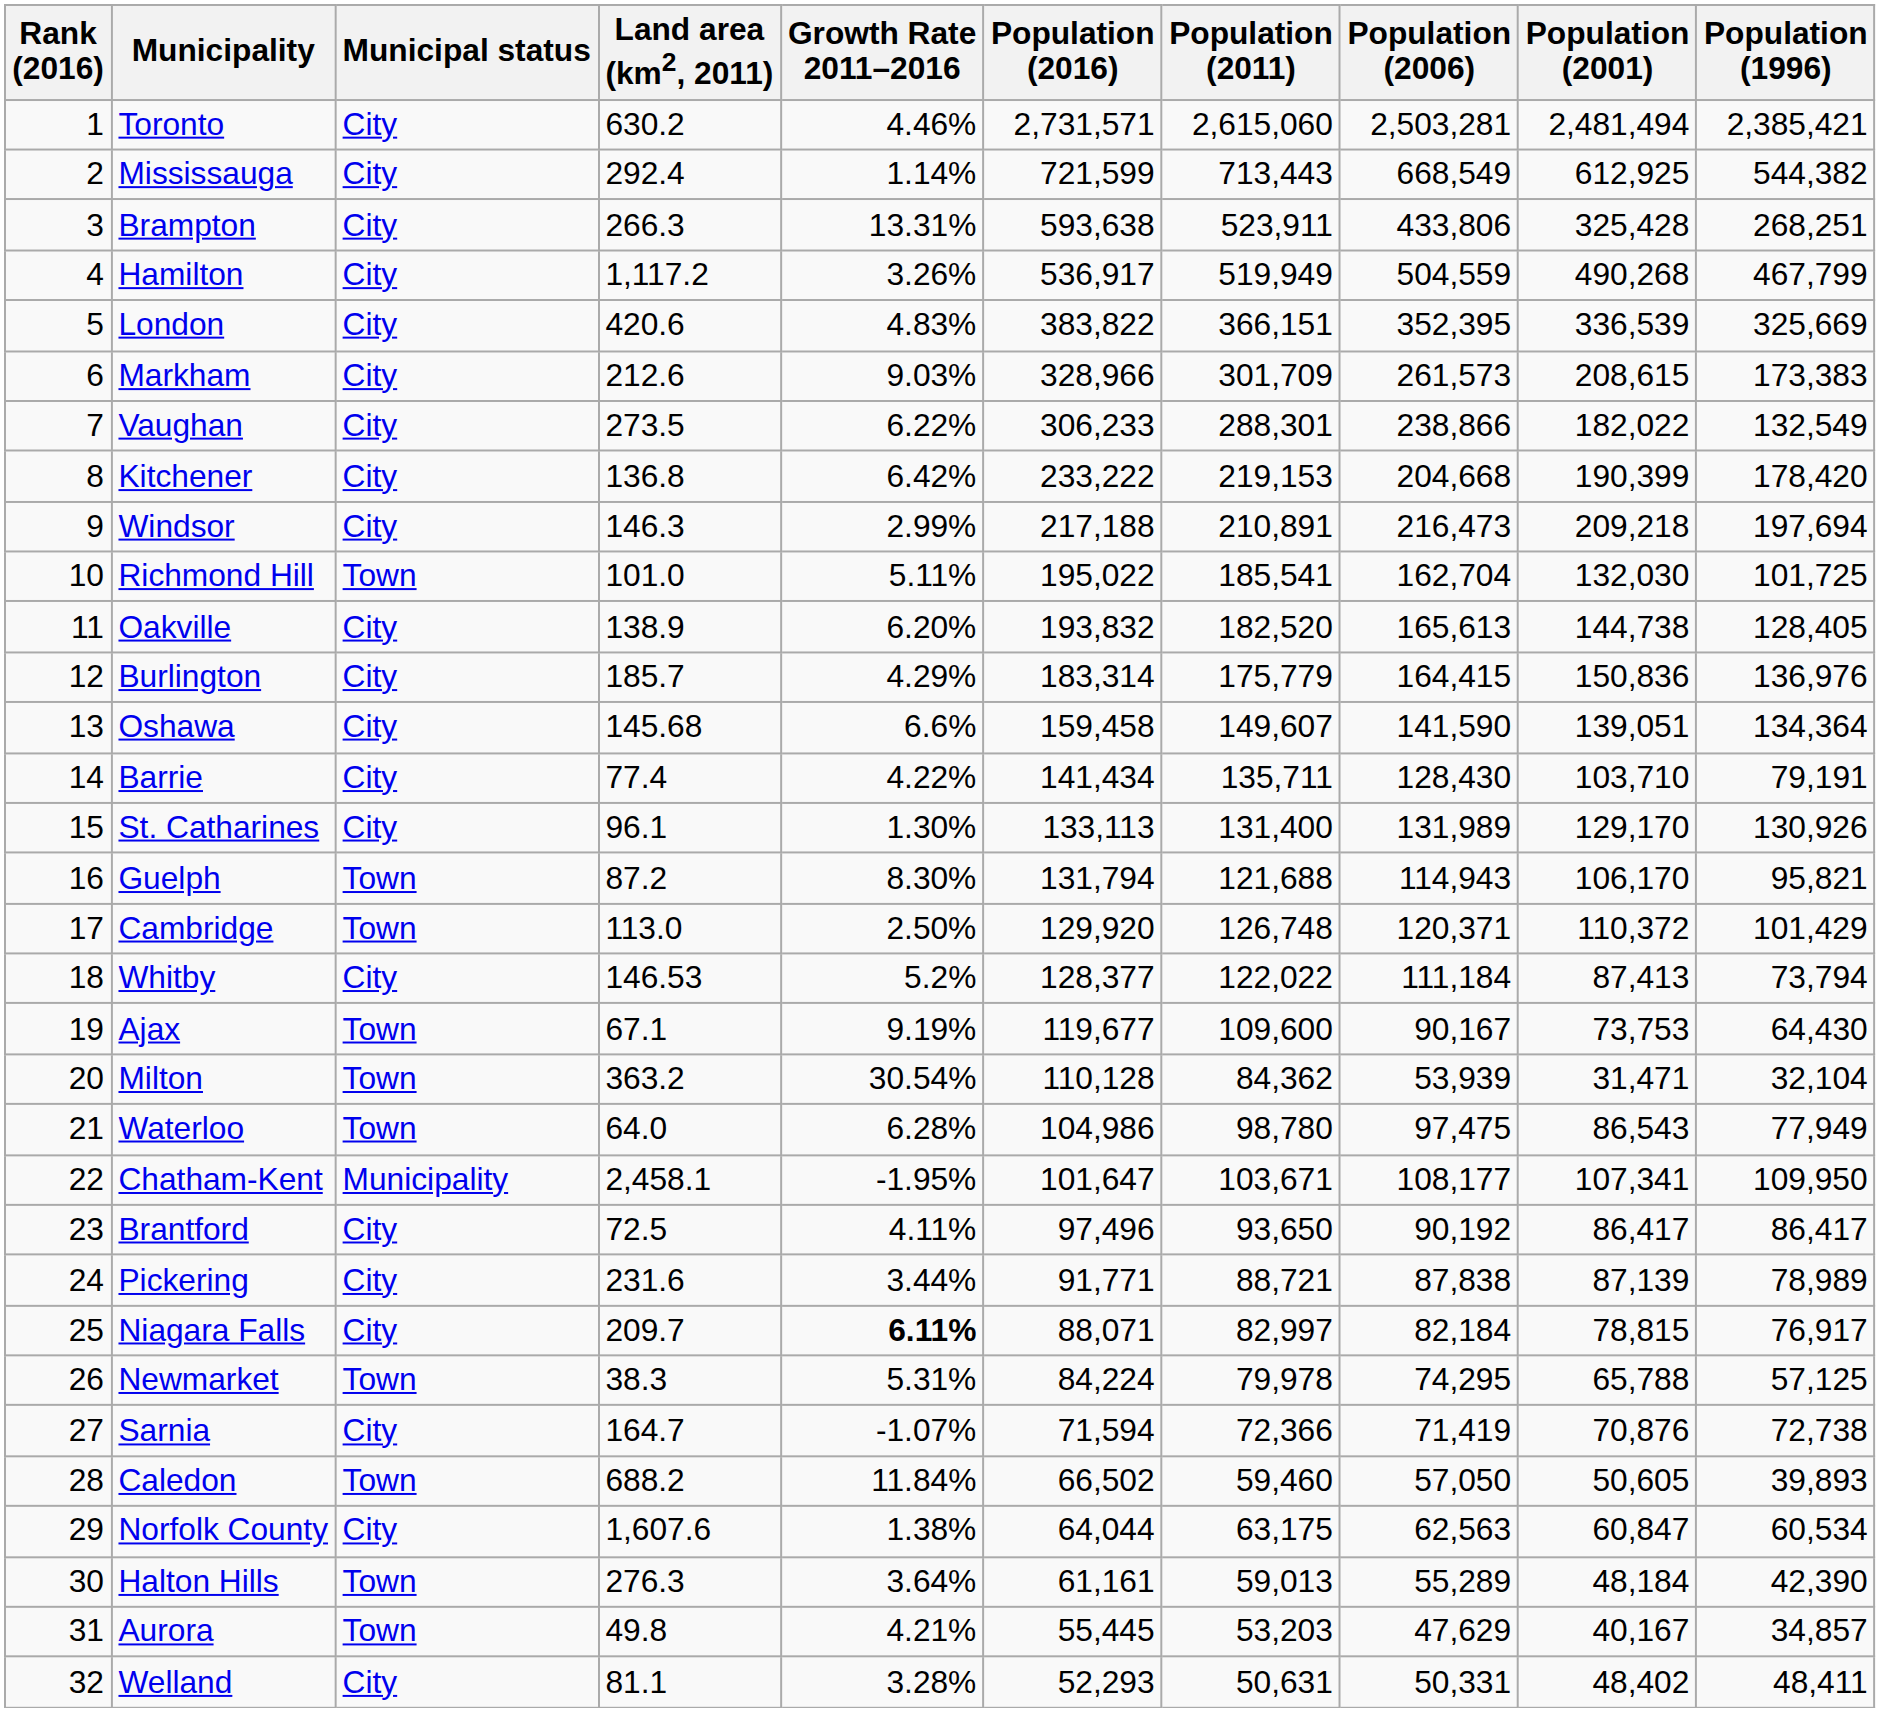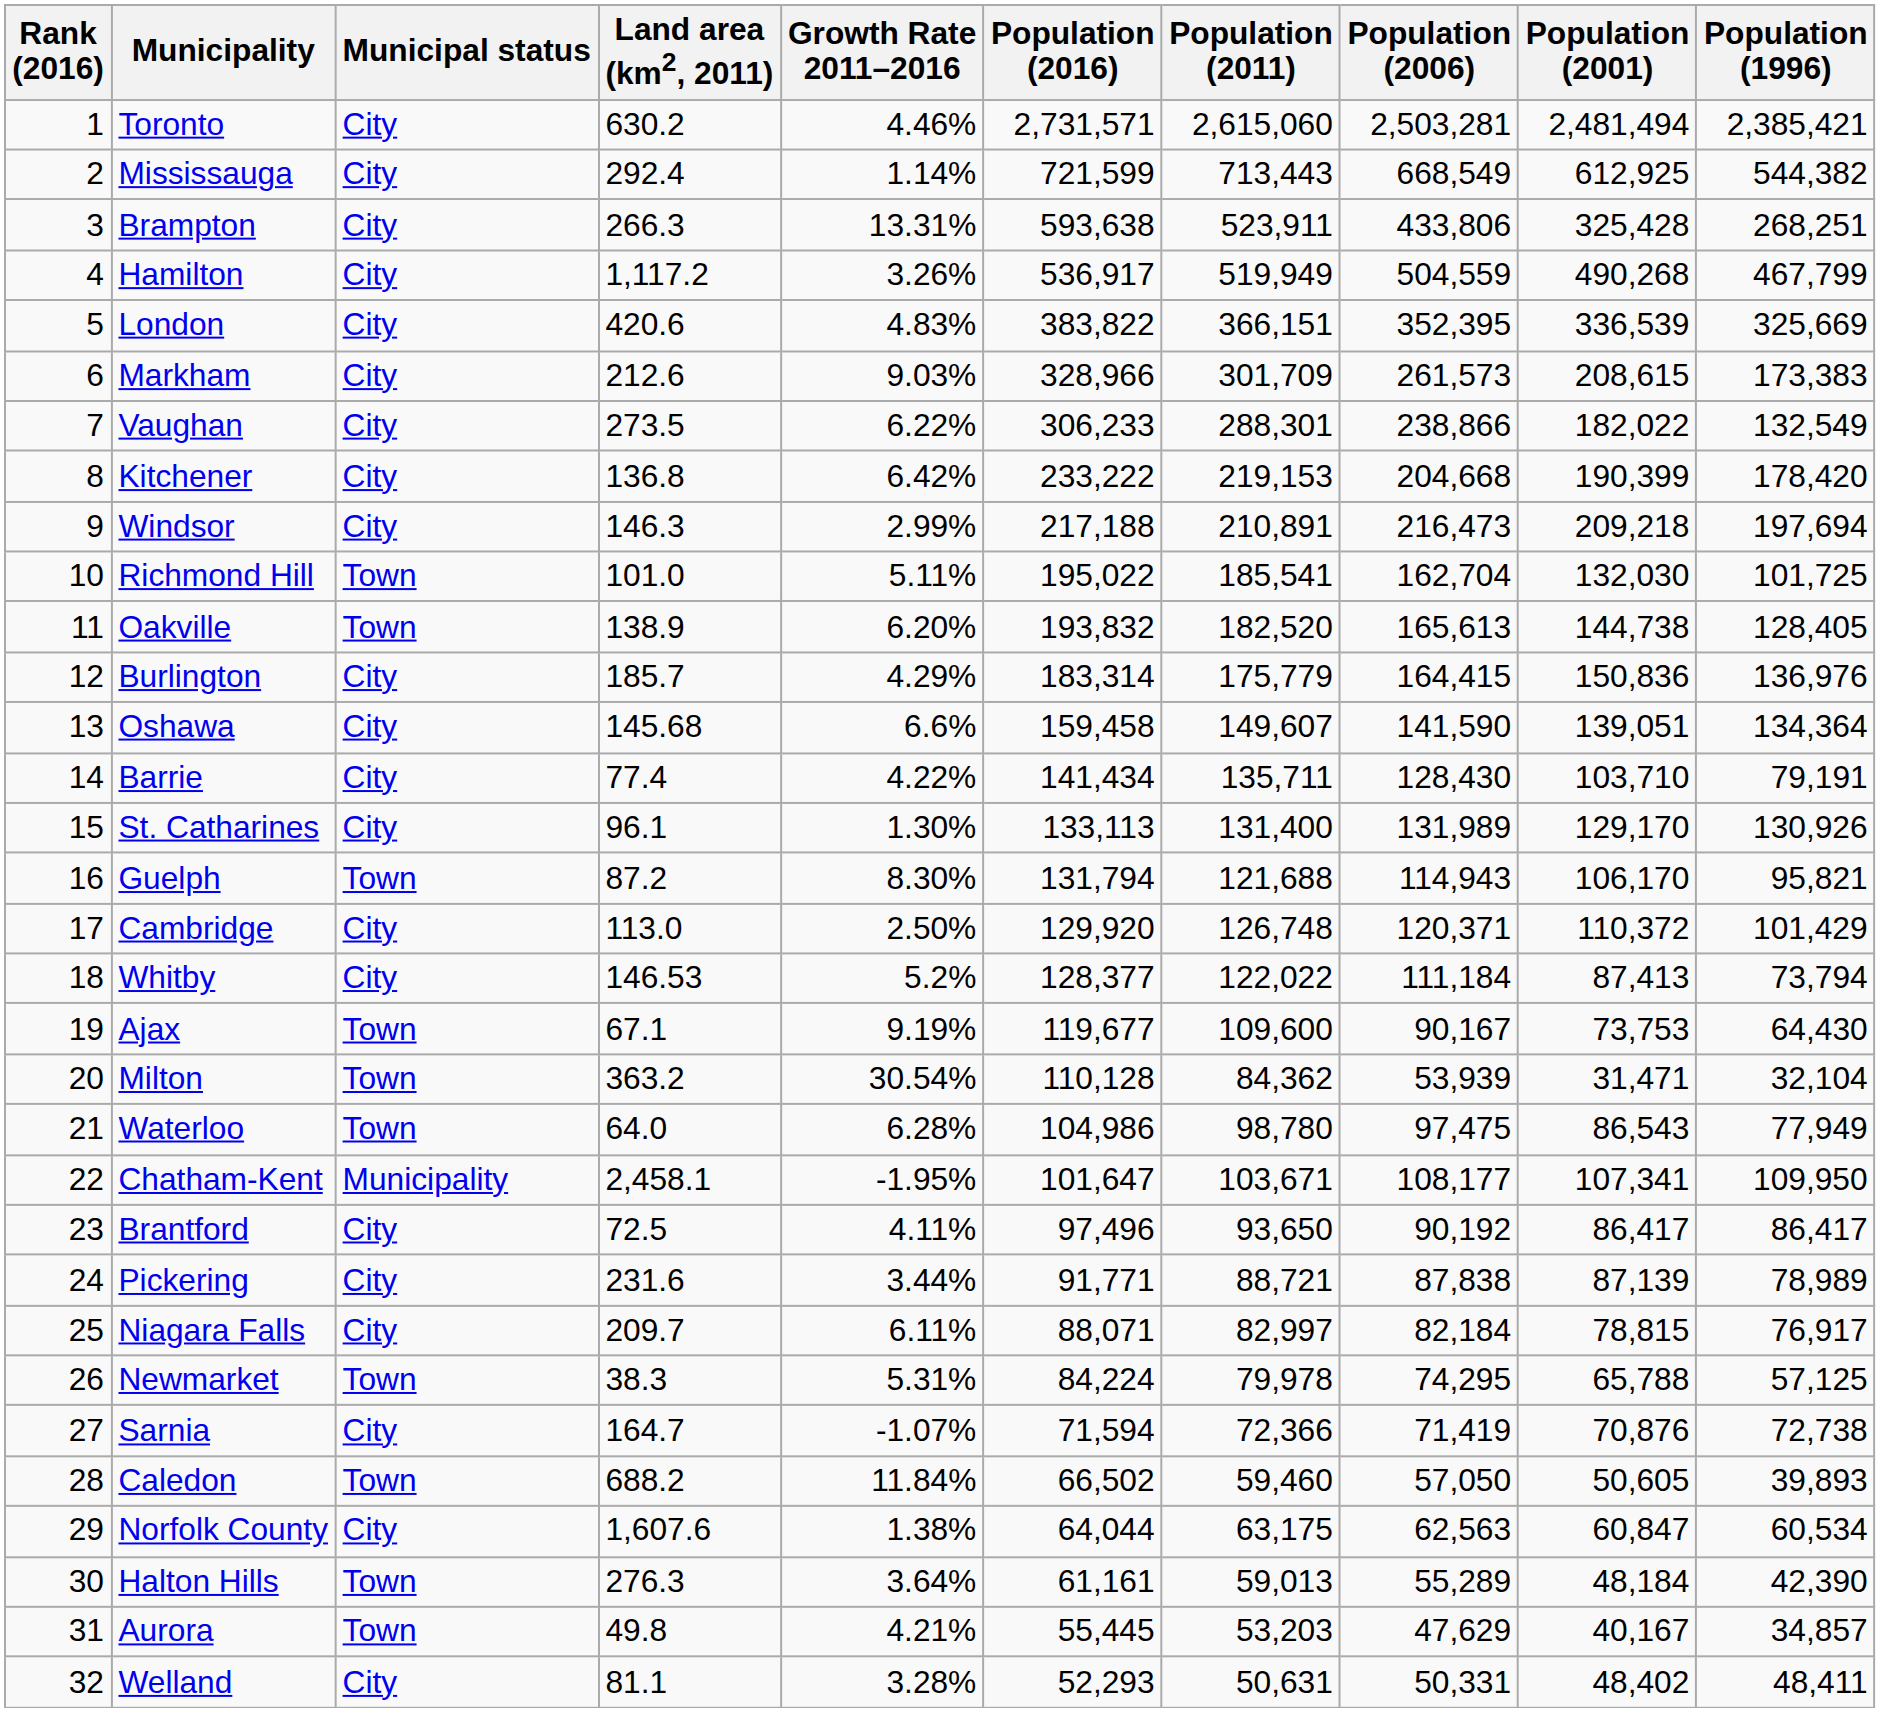(370, 626) City -> (380, 626) Town
(380, 927) Town -> (370, 927) City
(932, 1329) bold -> (933, 1329) normal
